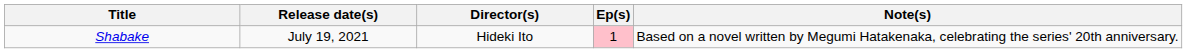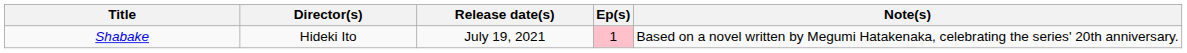columns swapped: (505, 15) <-> (328, 15)
